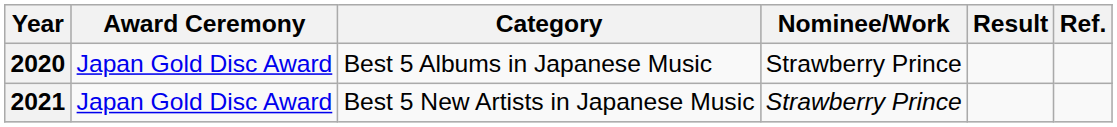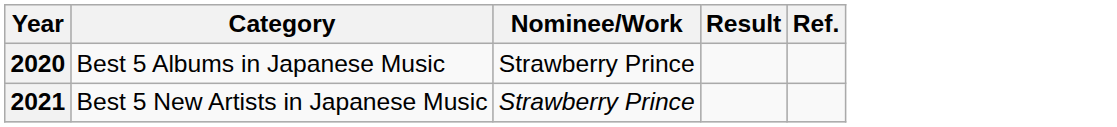- column: (204, 24)
